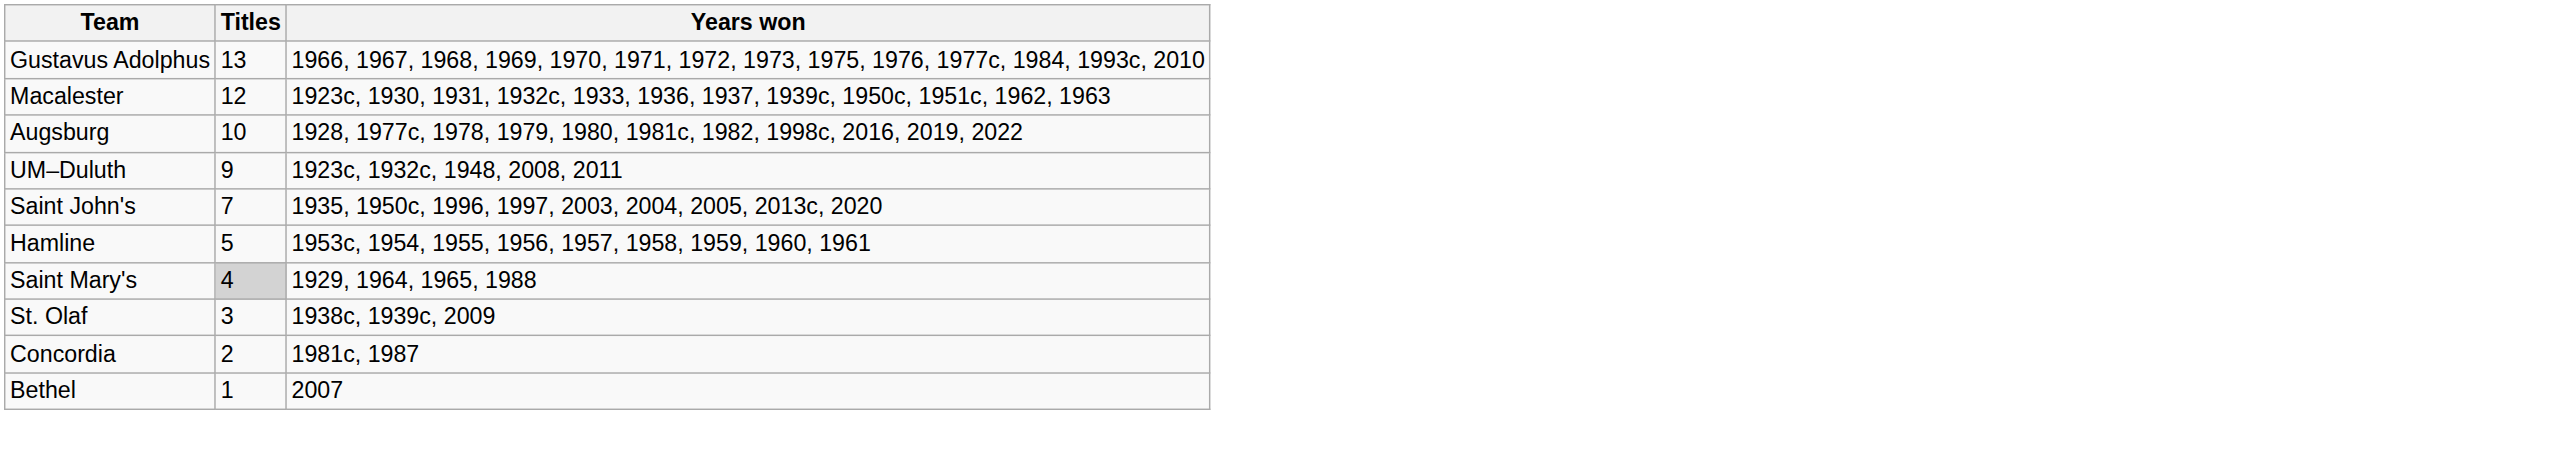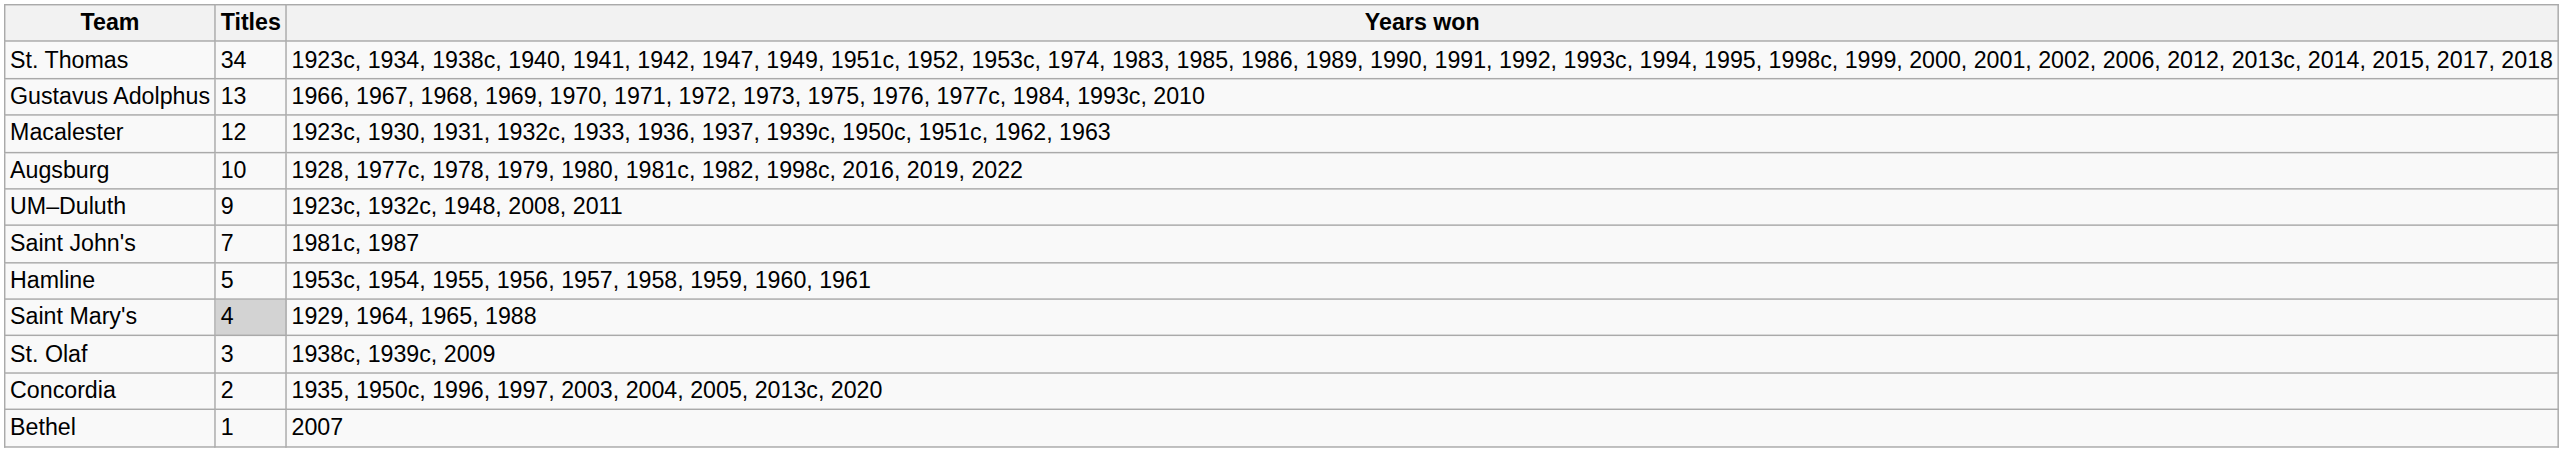+ row: (69, 59)
(587, 206) 1935, 1950c, 1996, 1997, 2003, 2004, 2005, 2013c, 2020 -> (355, 243) 1981c, 1987
(355, 354) 1981c, 1987 -> (587, 390) 1935, 1950c, 1996, 1997, 2003, 2004, 2005, 2013c, 2020
